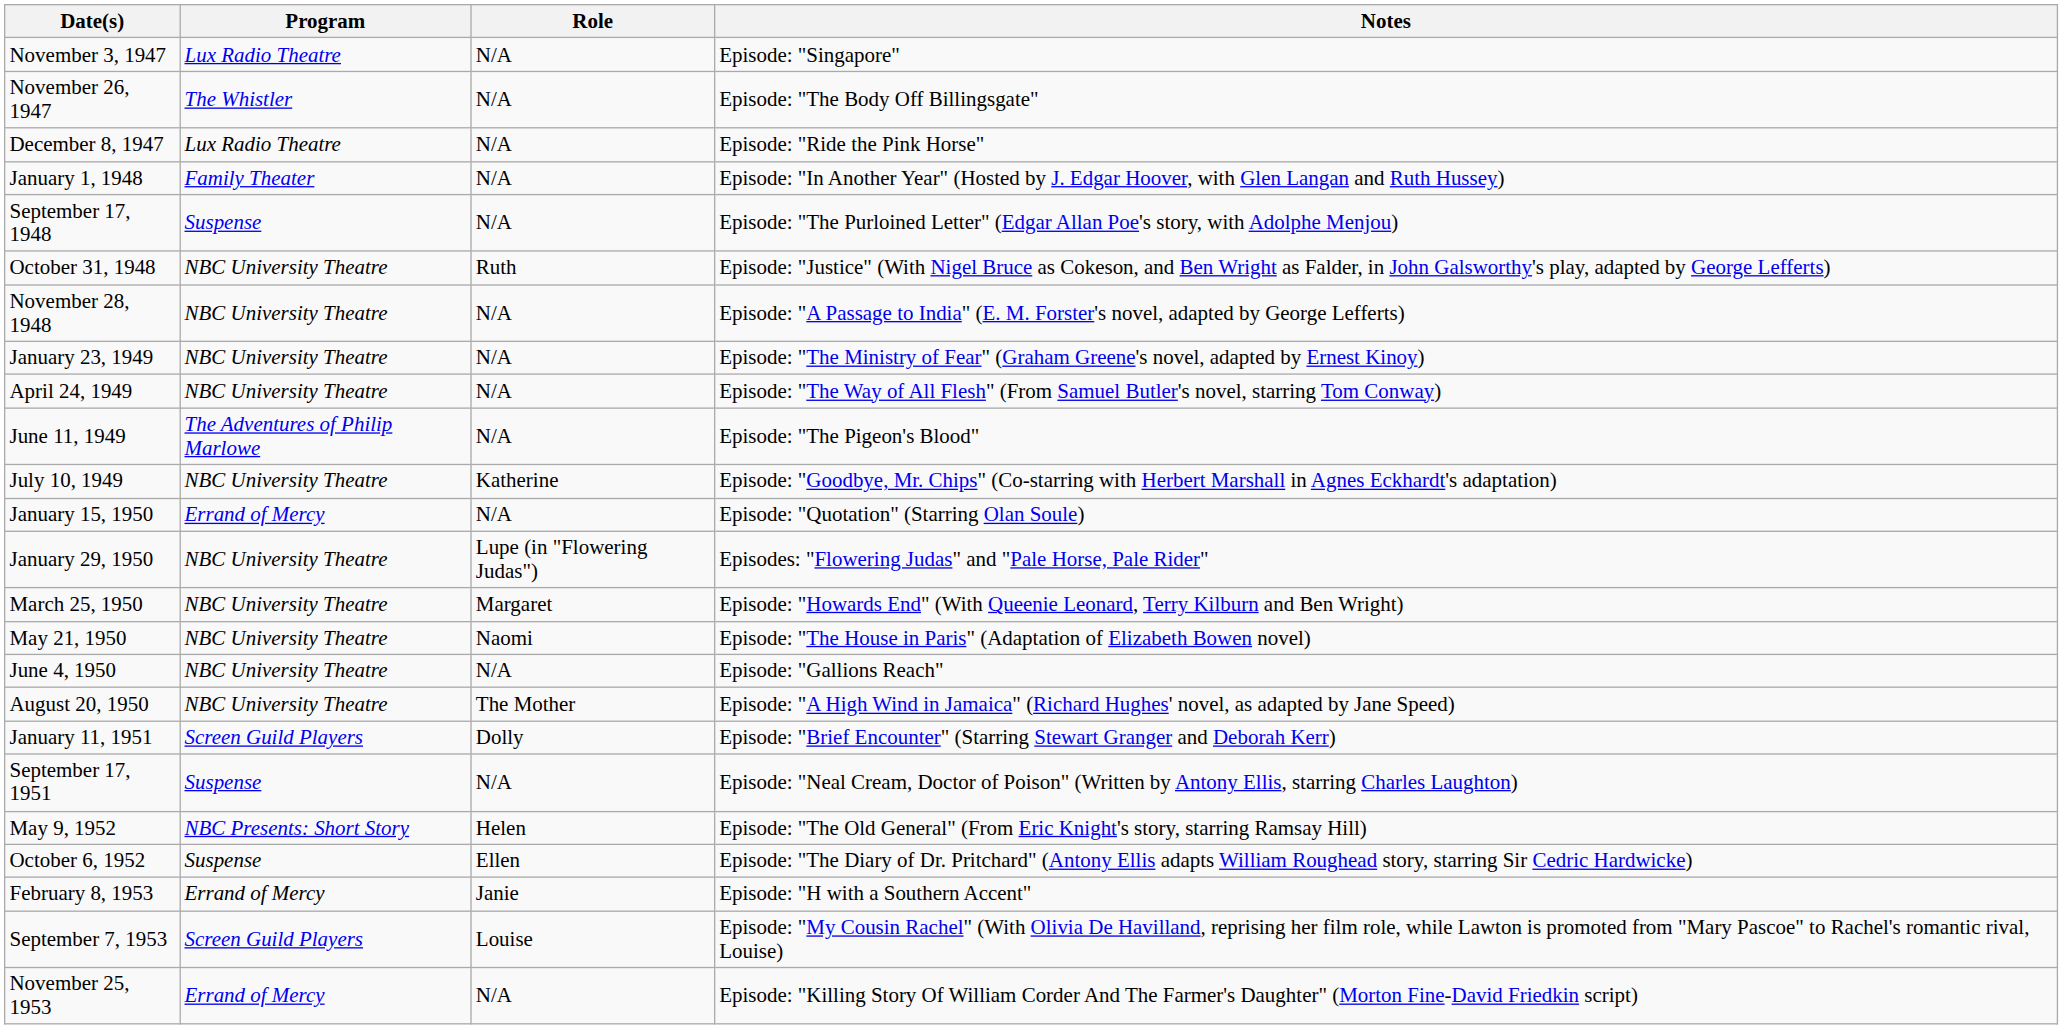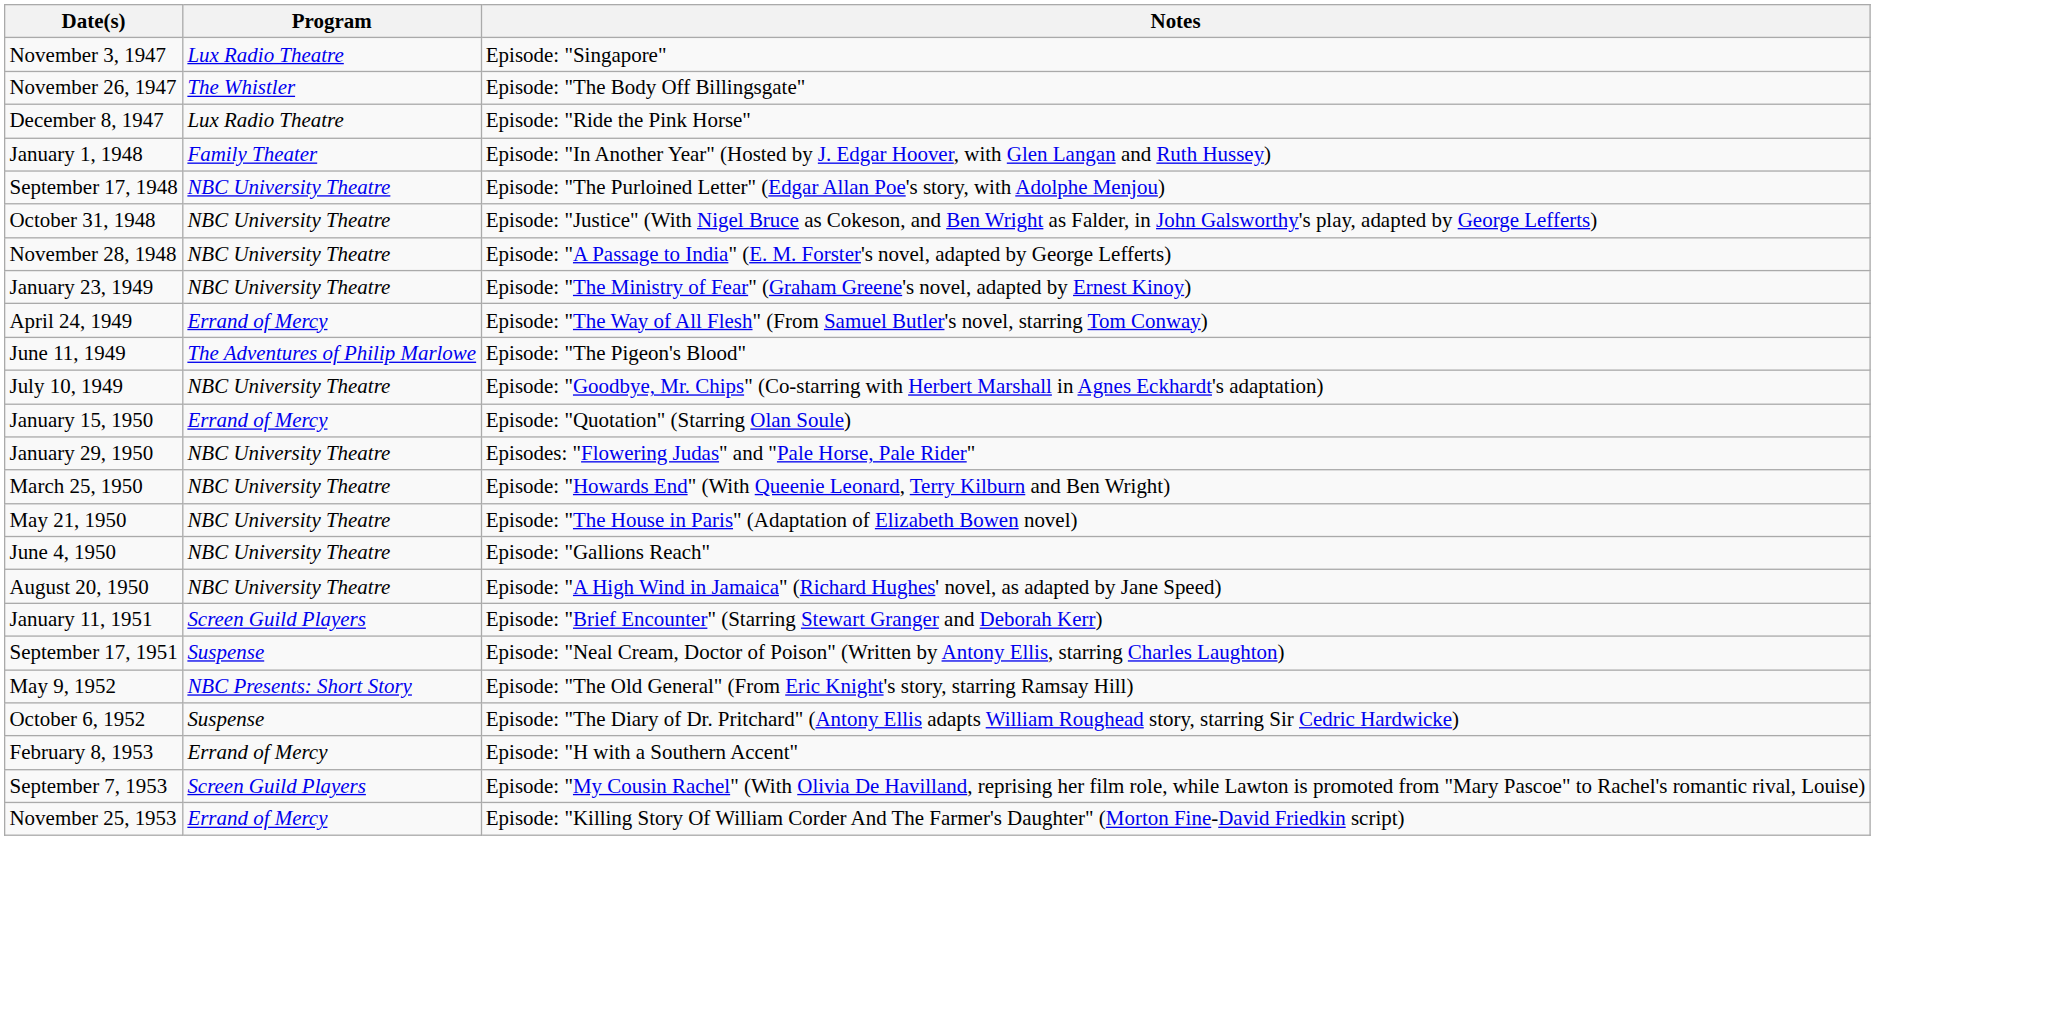- column: (593, 21)
(223, 222) Suspense -> (289, 187) NBC University Theatre
(286, 391) NBC University Theatre -> (257, 320) Errand of Mercy
